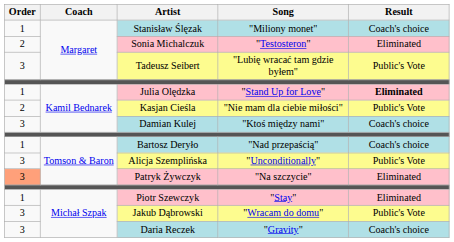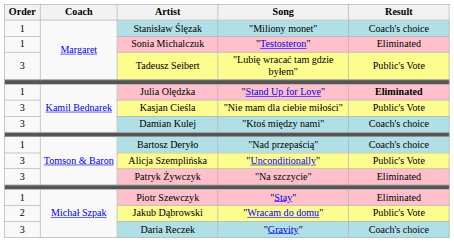(22, 44) 2 -> (22, 44) 1
(22, 108) 2 -> (22, 108) 3
(22, 177) lightsalmon background -> (22, 177) no background
(22, 213) 3 -> (22, 213) 2
